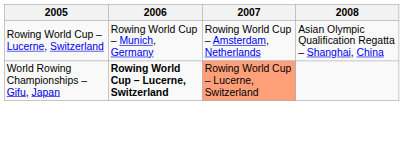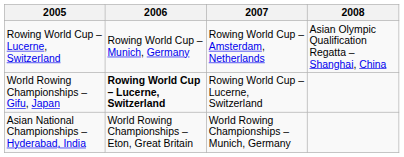(248, 80) lightsalmon background -> (256, 92) no background
+ row: (47, 132)
